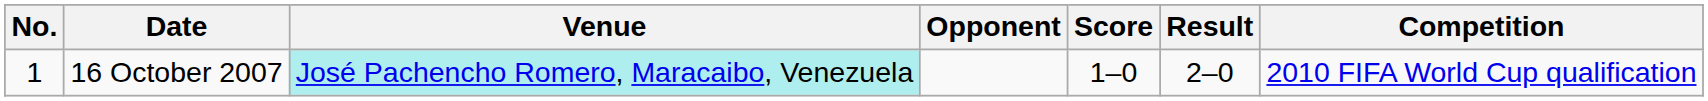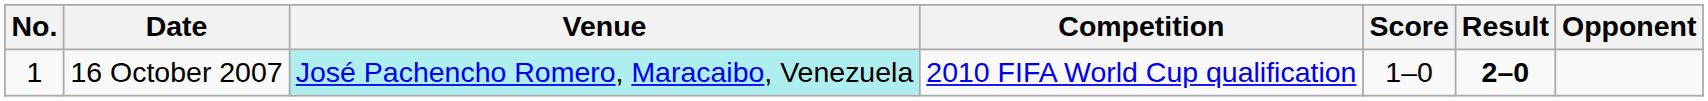columns swapped: (994, 27) <-> (1481, 27)
(1210, 72) normal -> (1505, 72) bold
